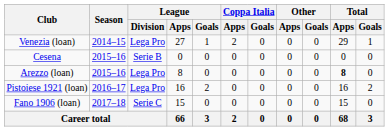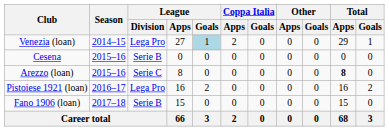(207, 42) no background -> (207, 42) lightblue background
(147, 73) Lega Pro -> (147, 73) Serie C
(147, 103) Serie C -> (147, 103) Serie B
